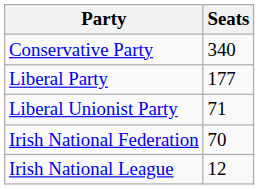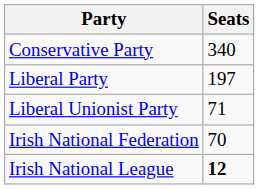(222, 79) 177 -> (222, 79) 197
(217, 169) normal -> (217, 169) bold
